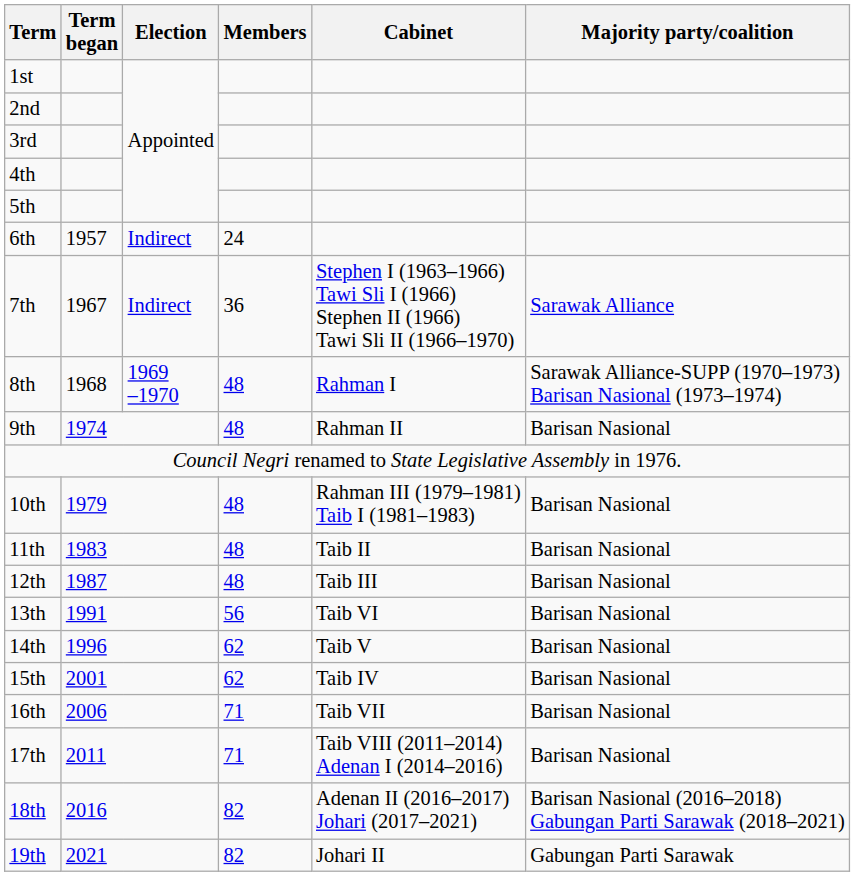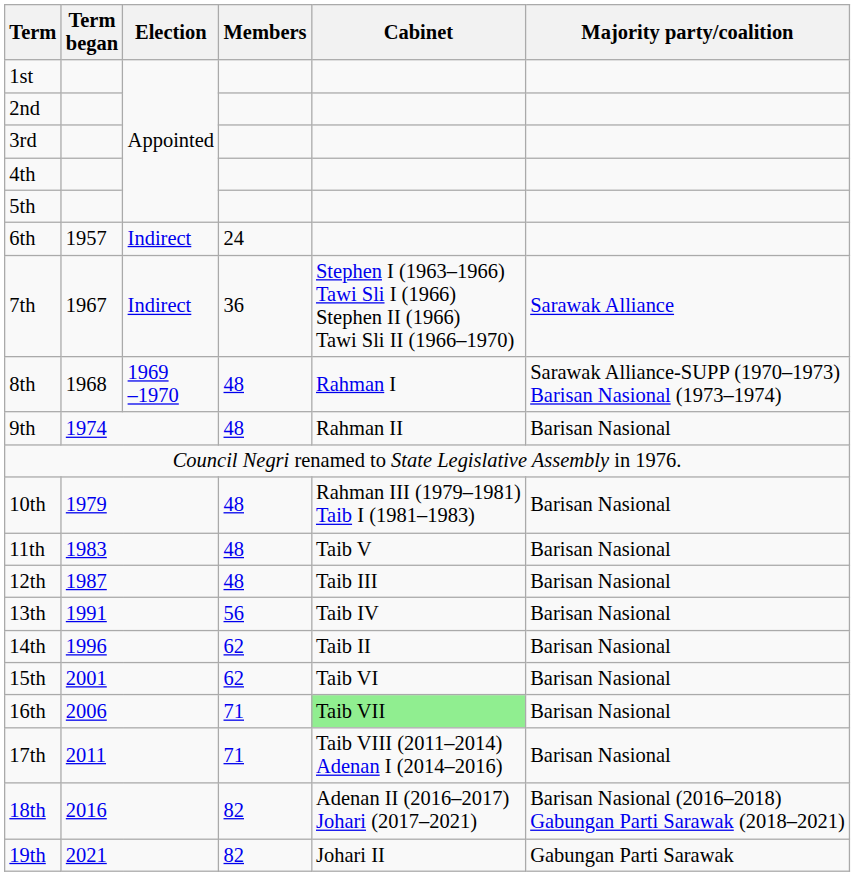(343, 548) Taib II -> (344, 548) Taib V
(347, 613) Taib VI -> (347, 613) Taib IV
(344, 646) Taib V -> (343, 646) Taib II
(347, 678) Taib IV -> (347, 678) Taib VI
(351, 711) no background -> (351, 711) lightgreen background
